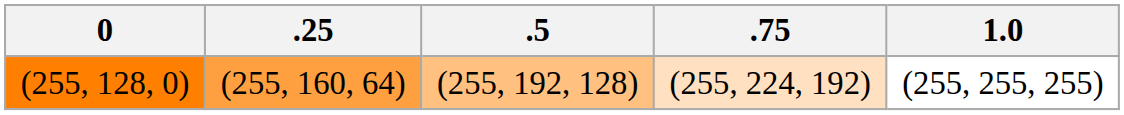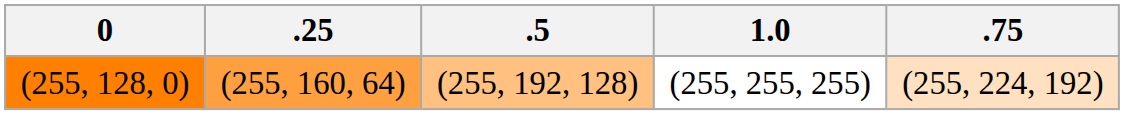columns swapped: (770, 30) <-> (1003, 30)
